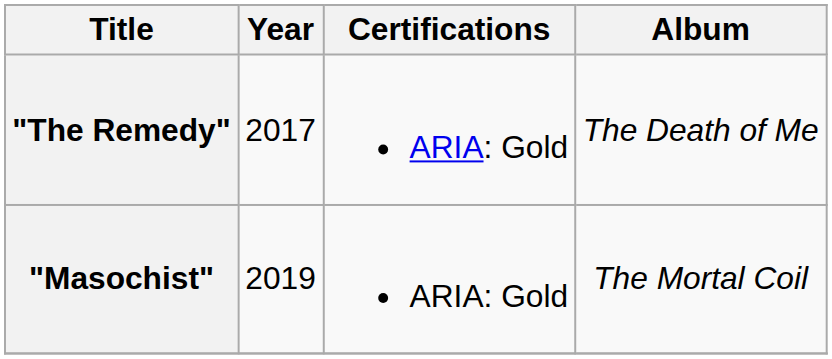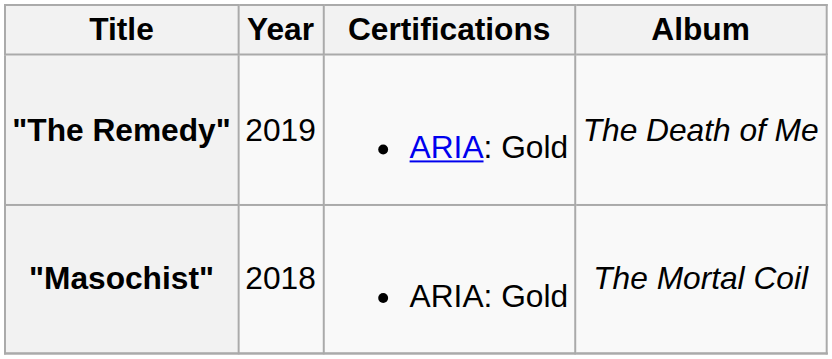(281, 129) 2017 -> (281, 129) 2019
(281, 278) 2019 -> (281, 278) 2018
